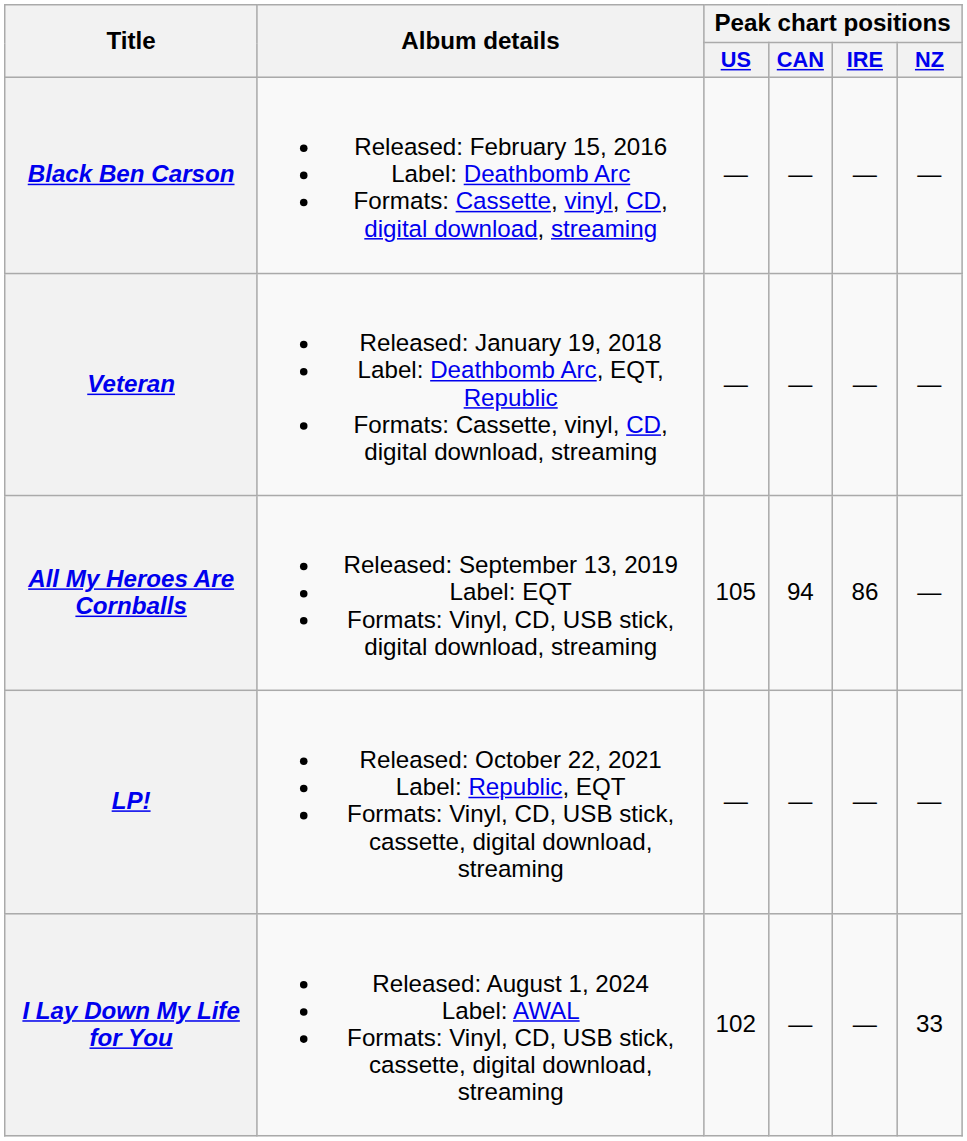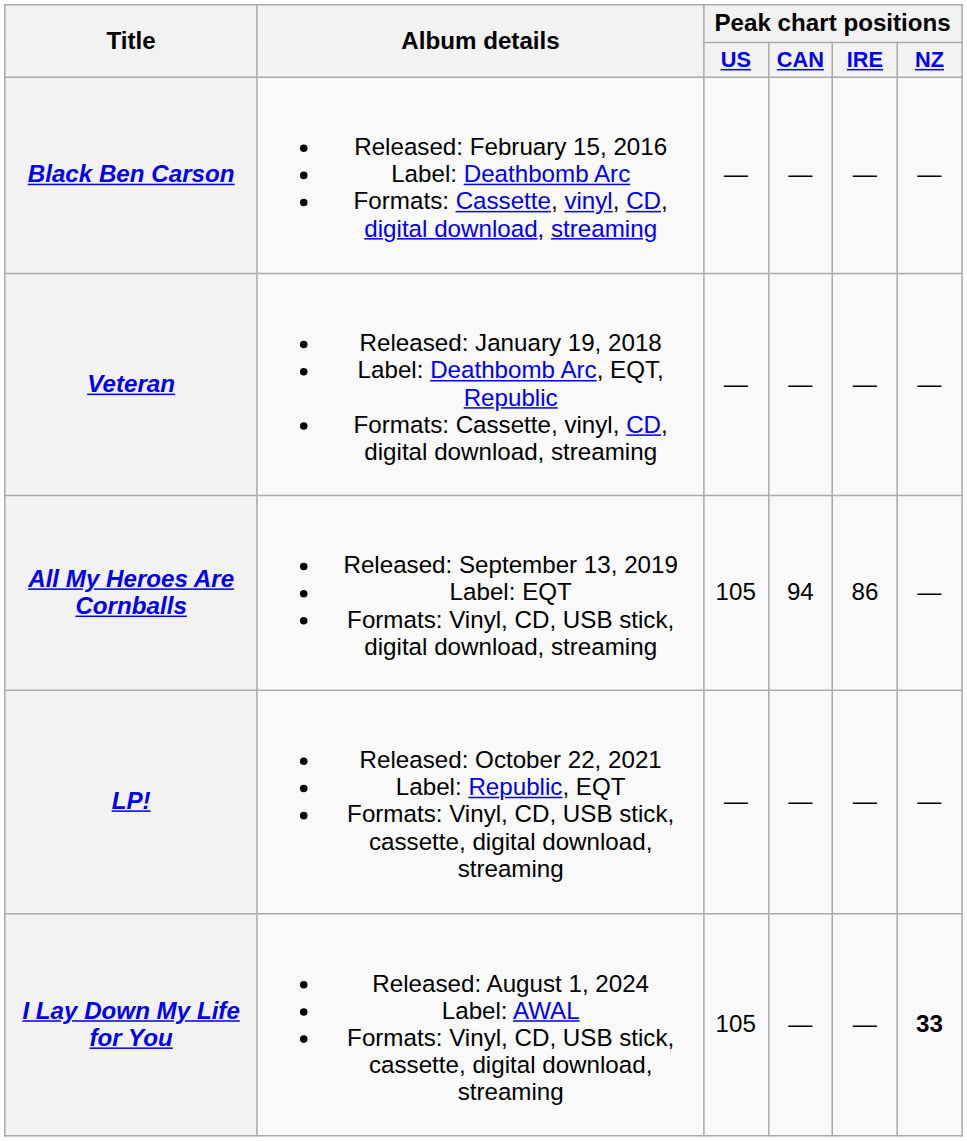(736, 1024) 102 -> (736, 1024) 105
(929, 1024) normal -> (929, 1024) bold
